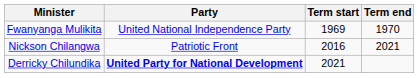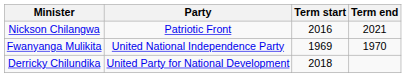rows swapped: (54, 30) <-> (54, 47)
(204, 64) bold -> (198, 64) normal
(333, 64) 2021 -> (320, 64) 2018
